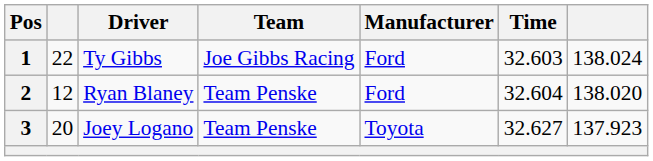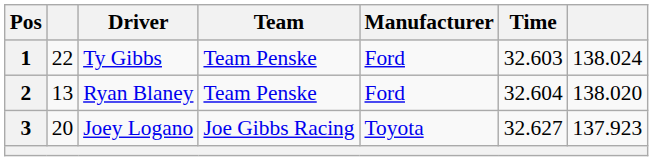(279, 57) Joe Gibbs Racing -> (260, 57) Team Penske
(62, 93) 12 -> (62, 93) 13
(260, 128) Team Penske -> (279, 128) Joe Gibbs Racing
